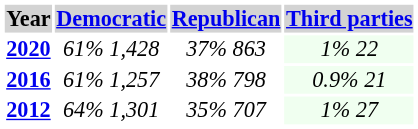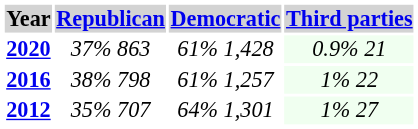columns swapped: (226, 18) <-> (111, 18)
(349, 49) 1% 22 -> (349, 49) 0.9% 21
(349, 79) 0.9% 21 -> (349, 79) 1% 22
